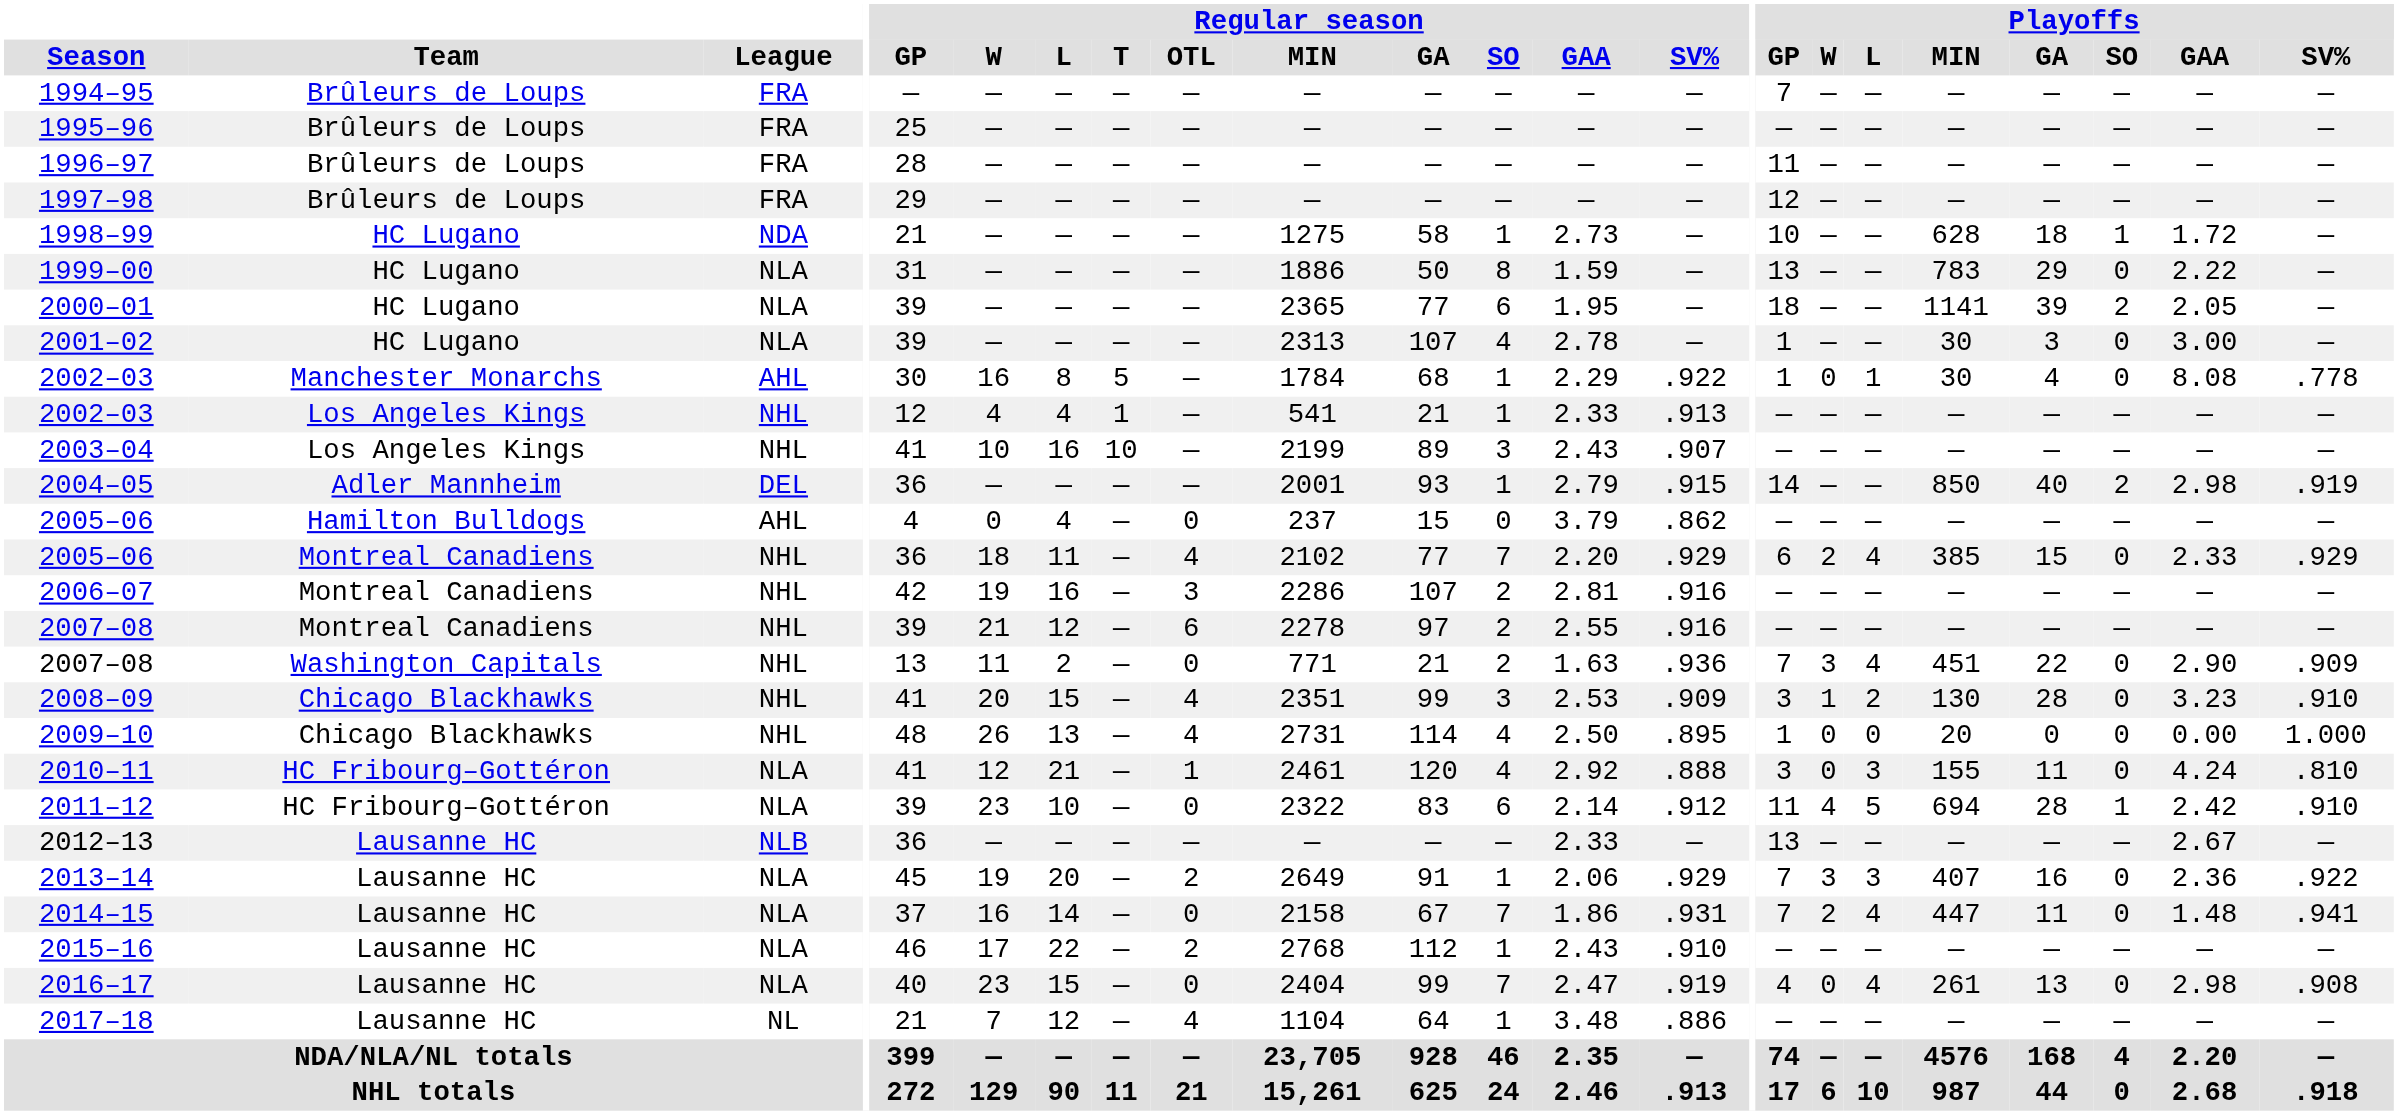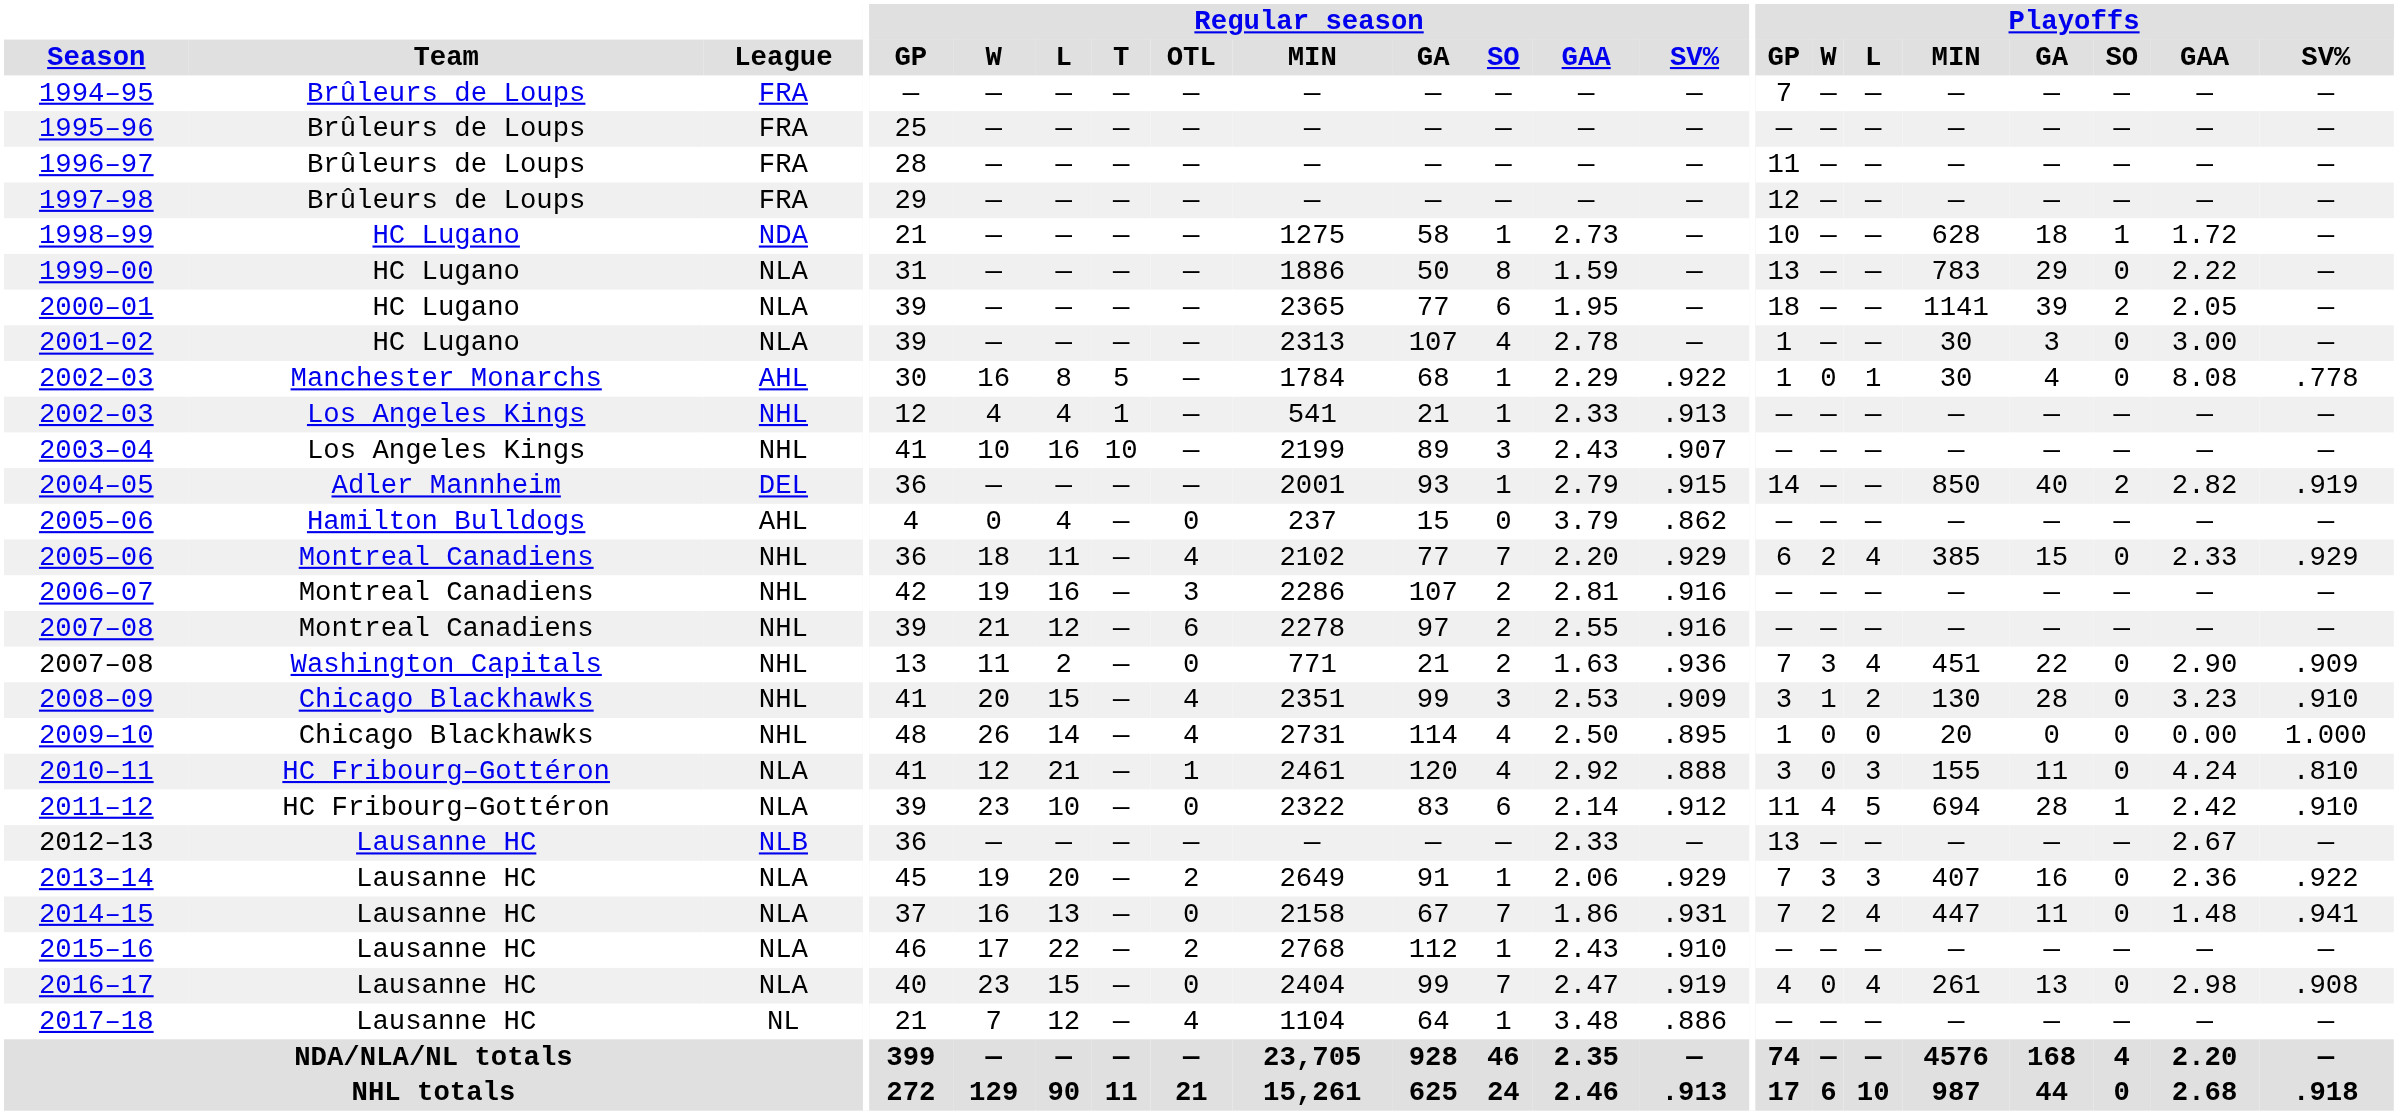(2205, 486) 2.98 -> (2205, 486) 2.82
(1064, 736) 13 -> (1064, 736) 14
(1064, 914) 14 -> (1064, 914) 13
